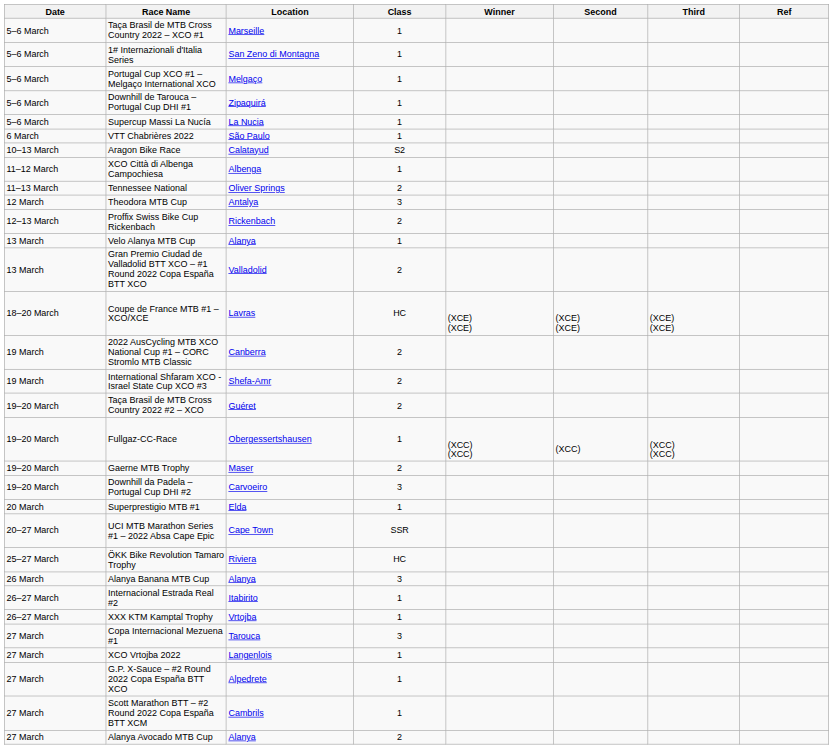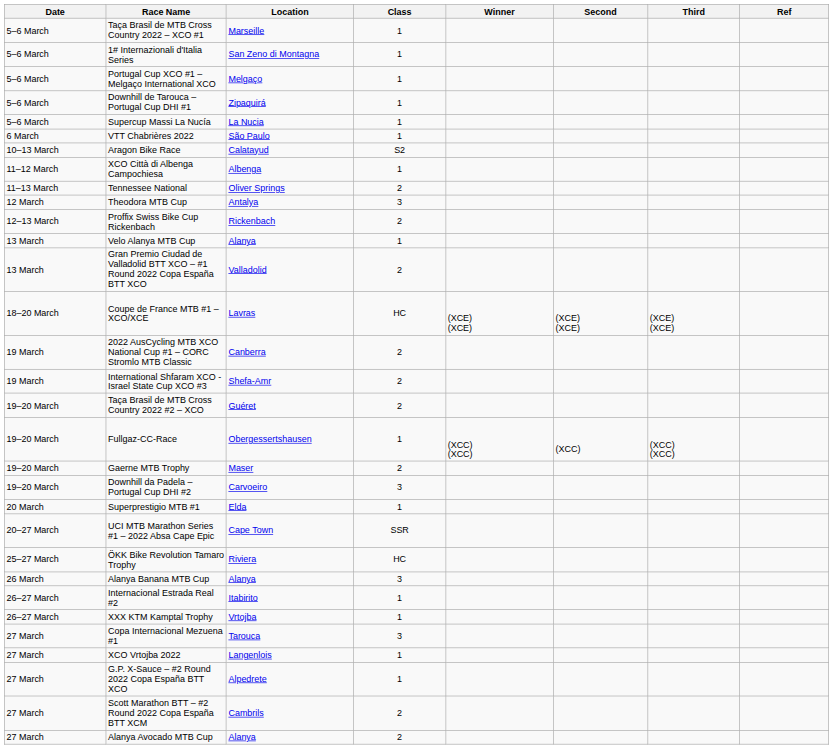(400, 713) 1 -> (400, 713) 2
